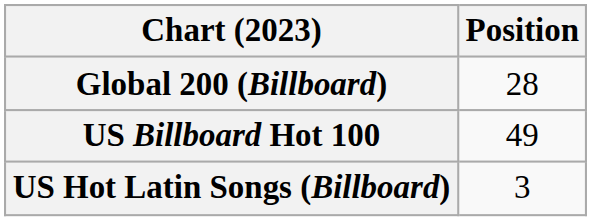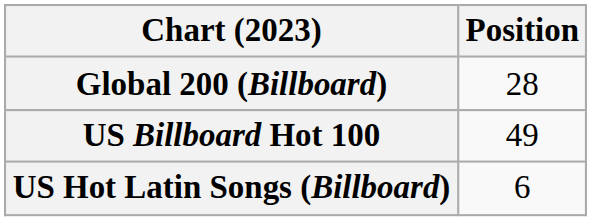(522, 187) 3 -> (522, 187) 6
